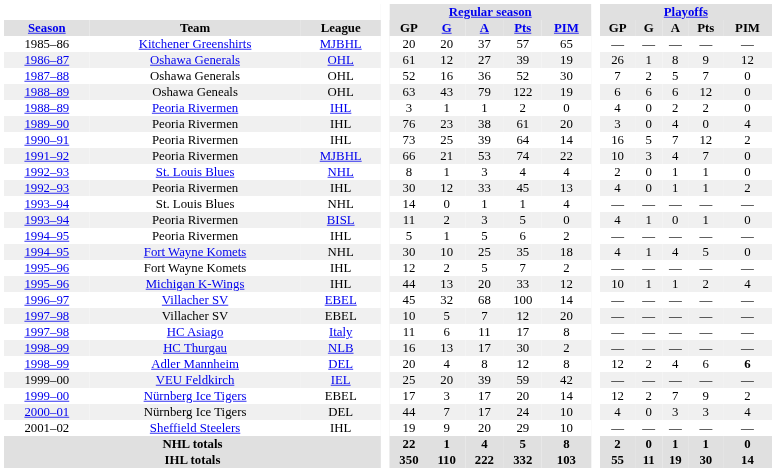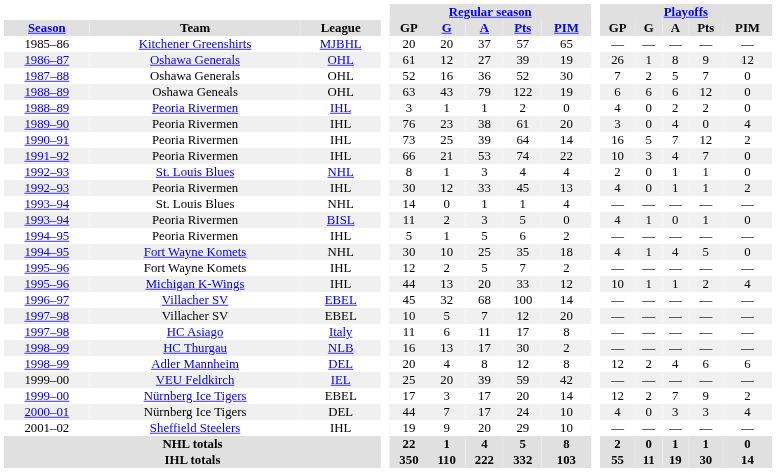(341, 156) MJBHL -> (341, 156) IHL
(748, 364) bold -> (748, 364) normal
